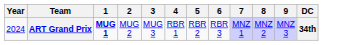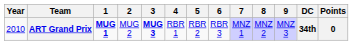+ column: (333, 11)
(16, 28) 2024 -> (16, 28) 2010
(153, 28) normal -> (153, 28) bold
